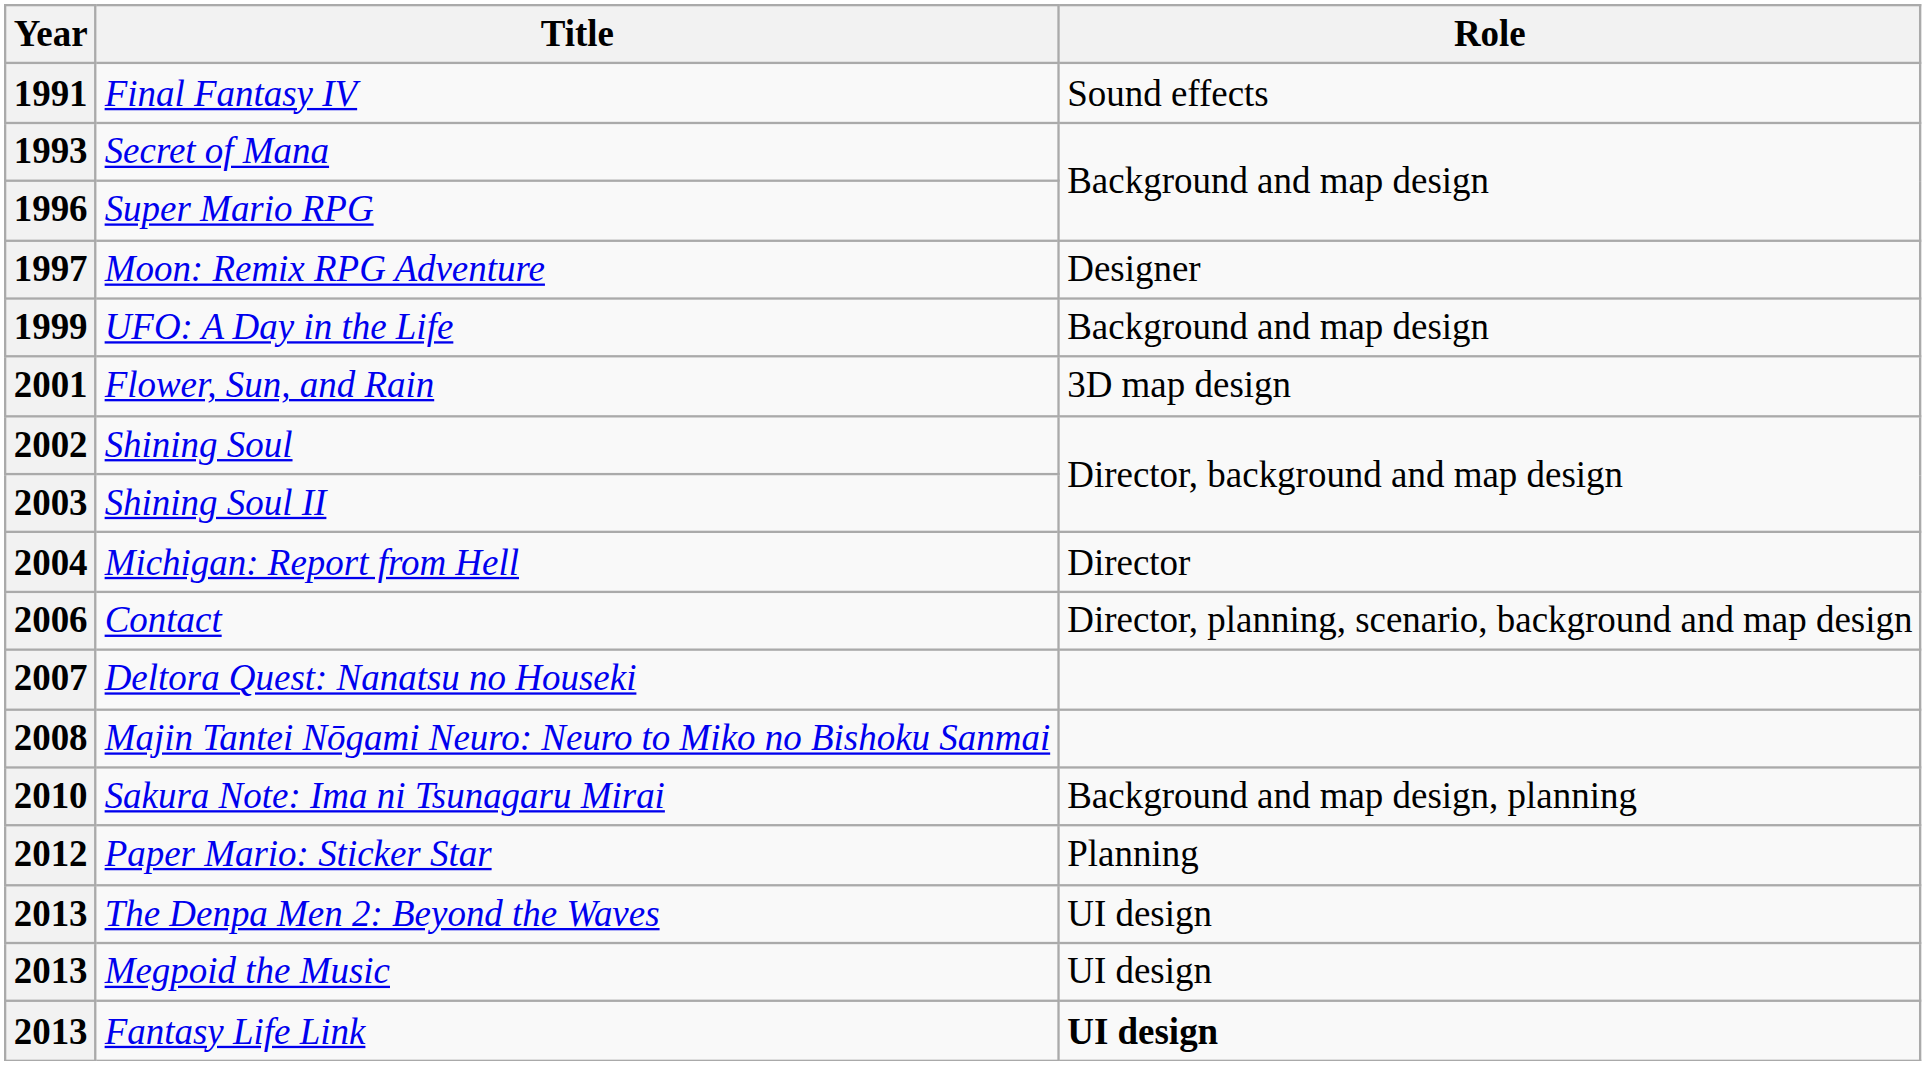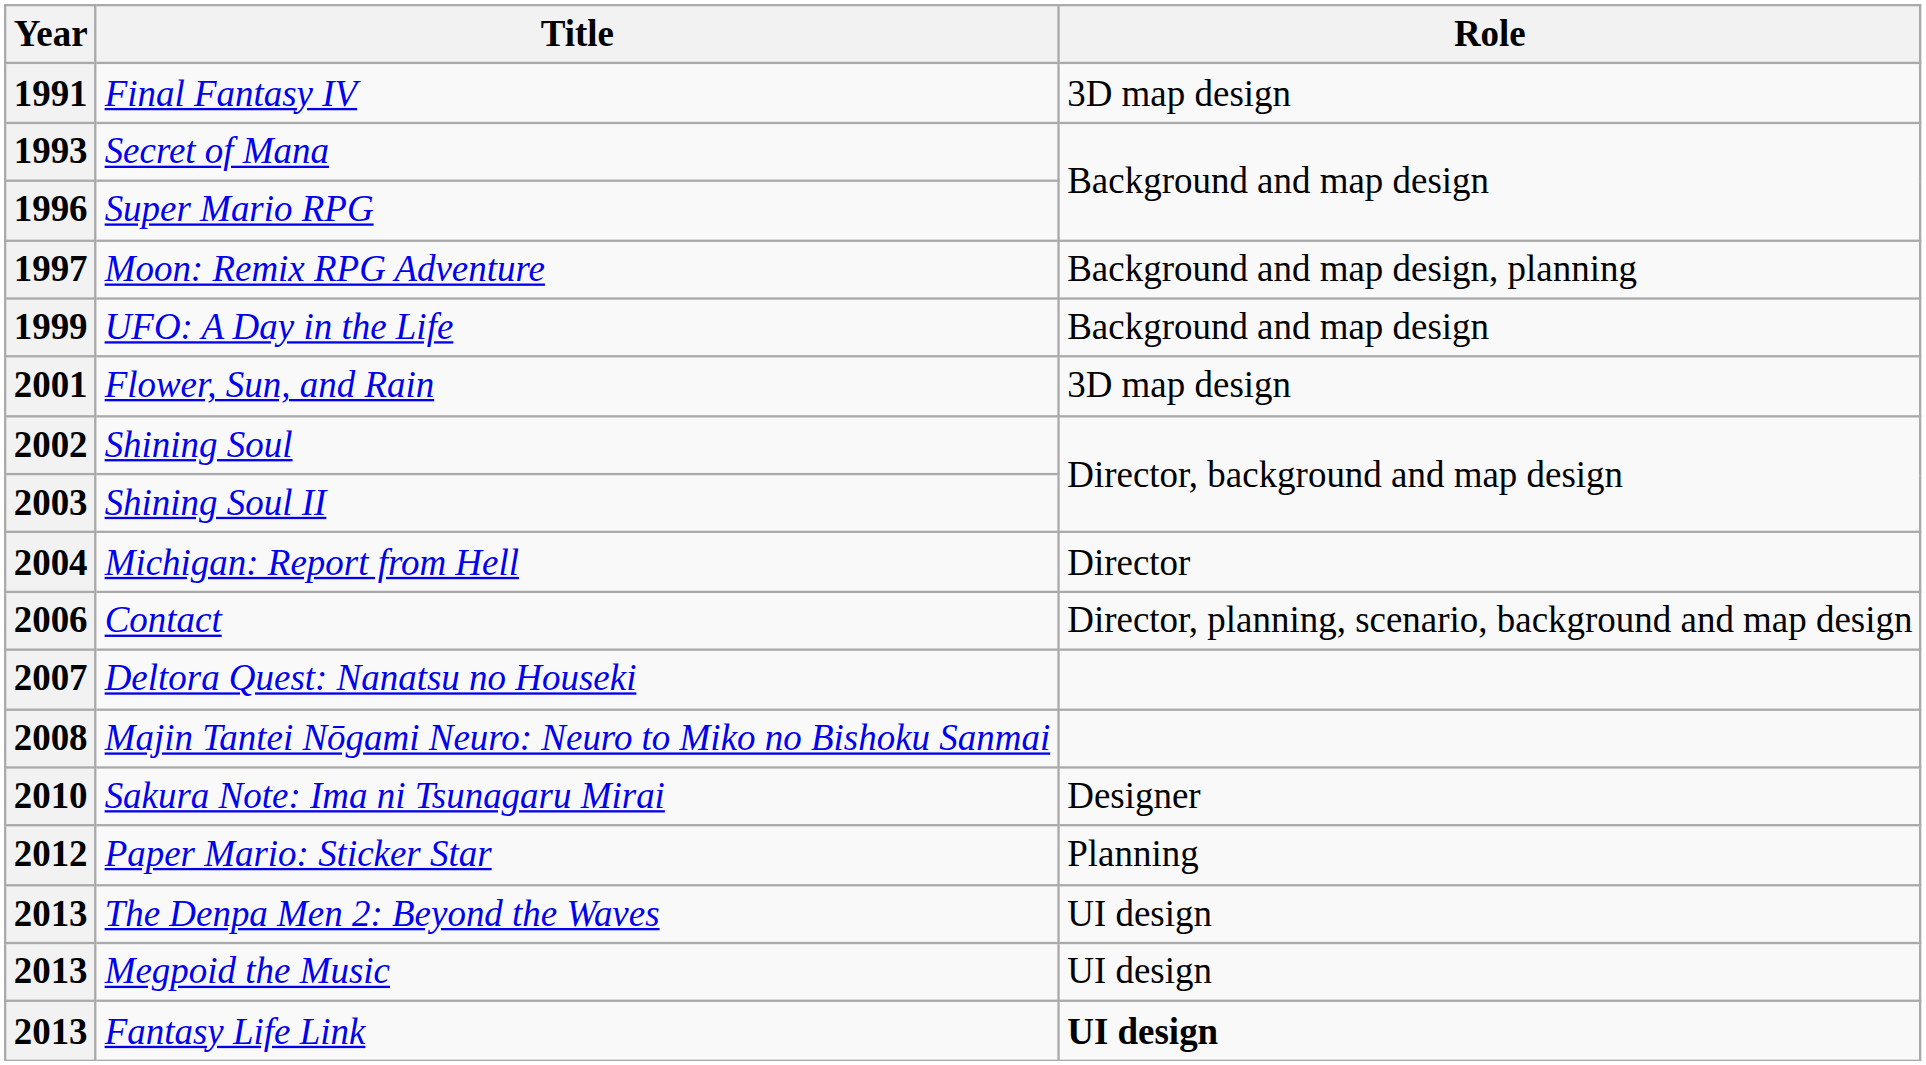(1168, 92) Sound effects -> (1179, 92) 3D map design
(1134, 268) Designer -> (1352, 268) Background and map design, planning
(1352, 795) Background and map design, planning -> (1134, 795) Designer
